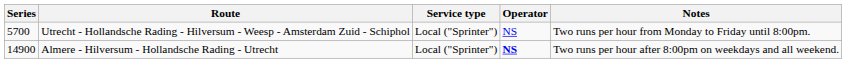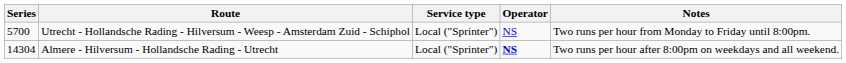(21, 49) 14900 -> (21, 49) 14304
